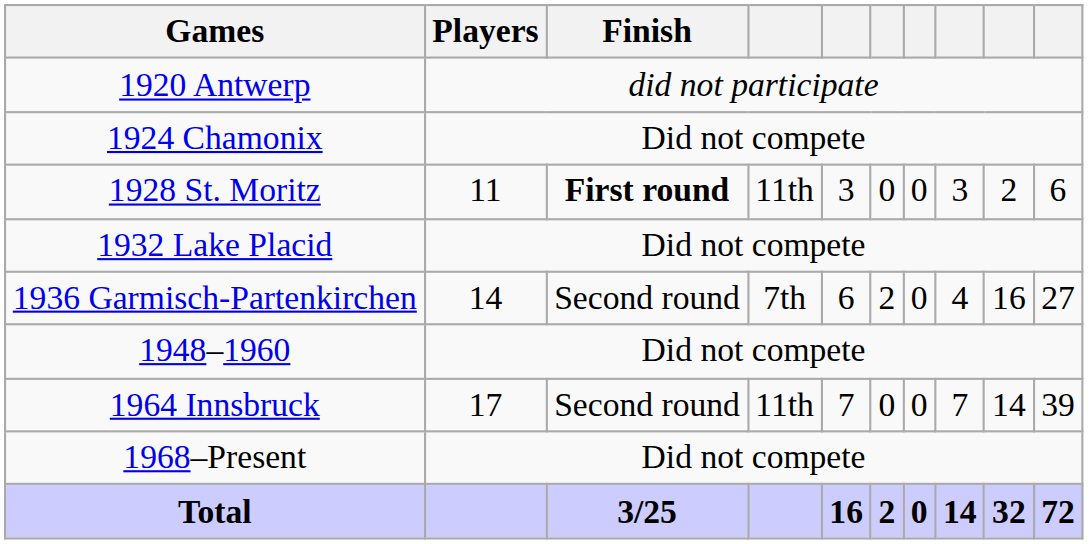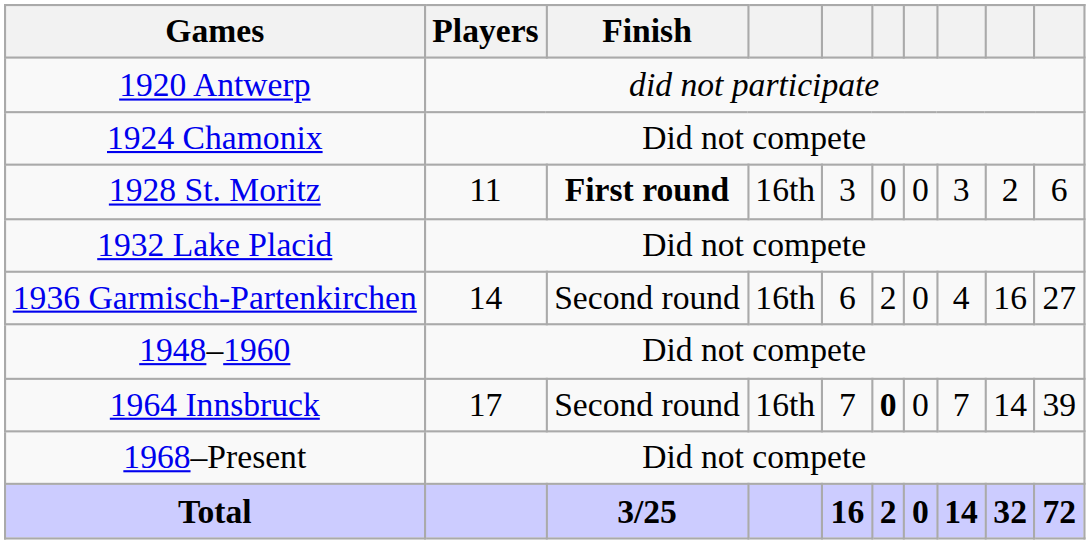(785, 191) 11th -> (785, 191) 16th
(785, 297) 7th -> (785, 297) 16th
(785, 404) 11th -> (785, 404) 16th
(887, 404) normal -> (888, 404) bold
